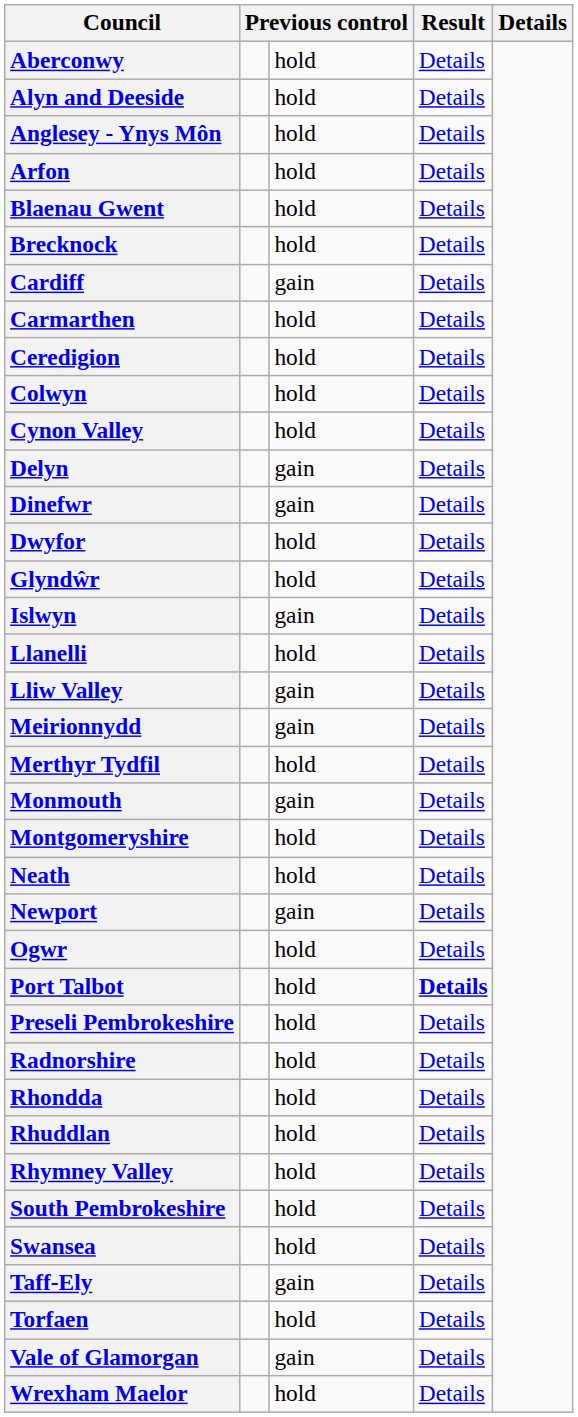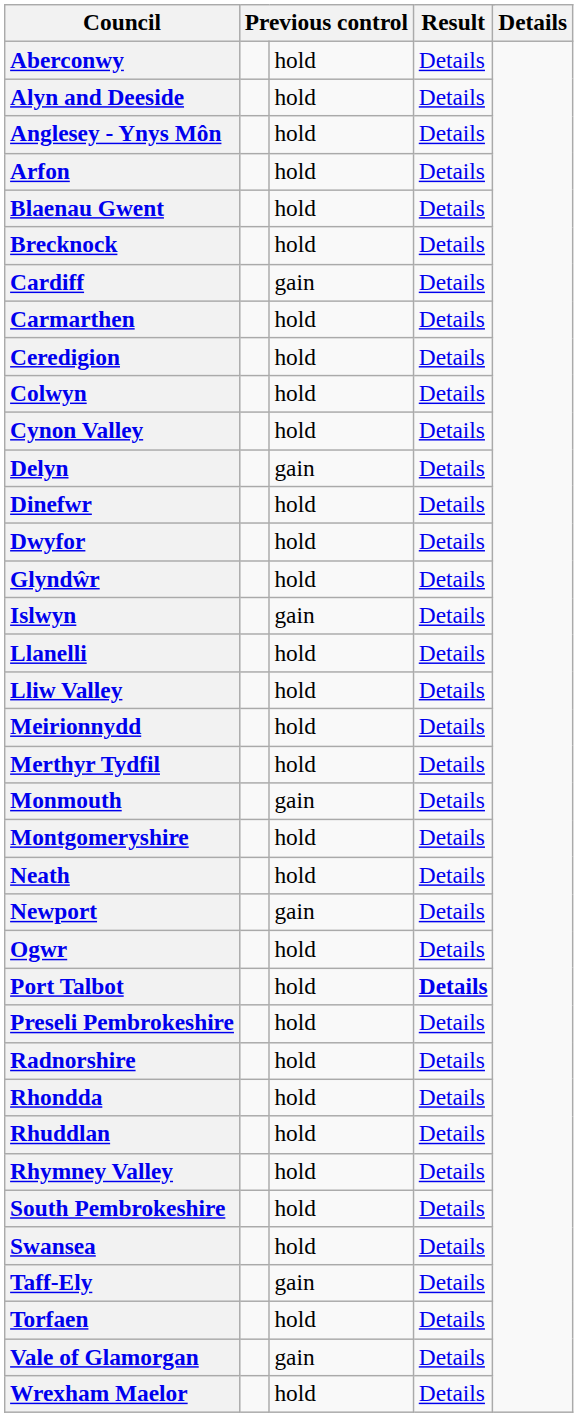(295, 504) gain -> (295, 504) hold
(295, 689) gain -> (295, 689) hold
(295, 726) gain -> (295, 726) hold
